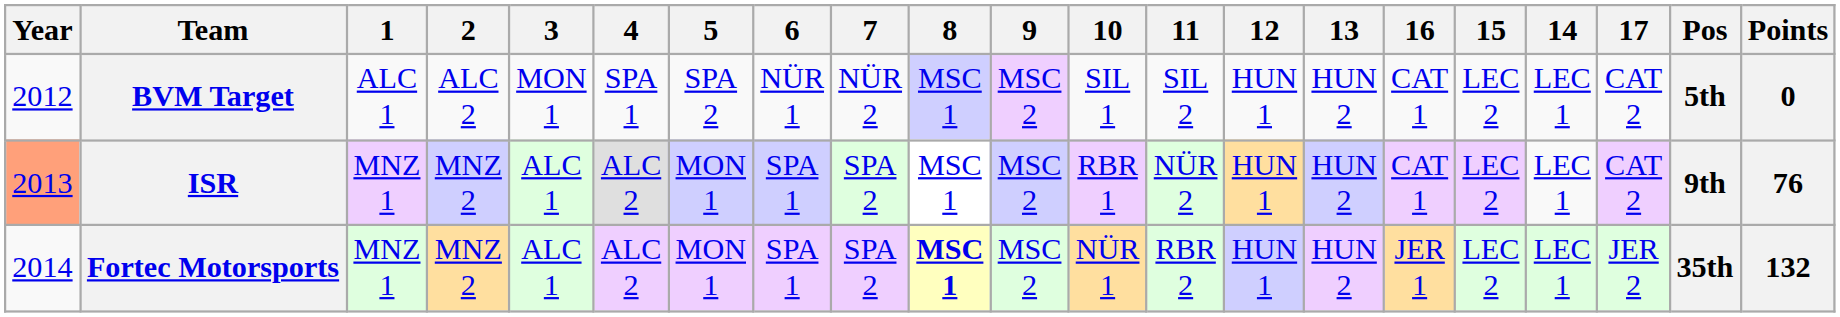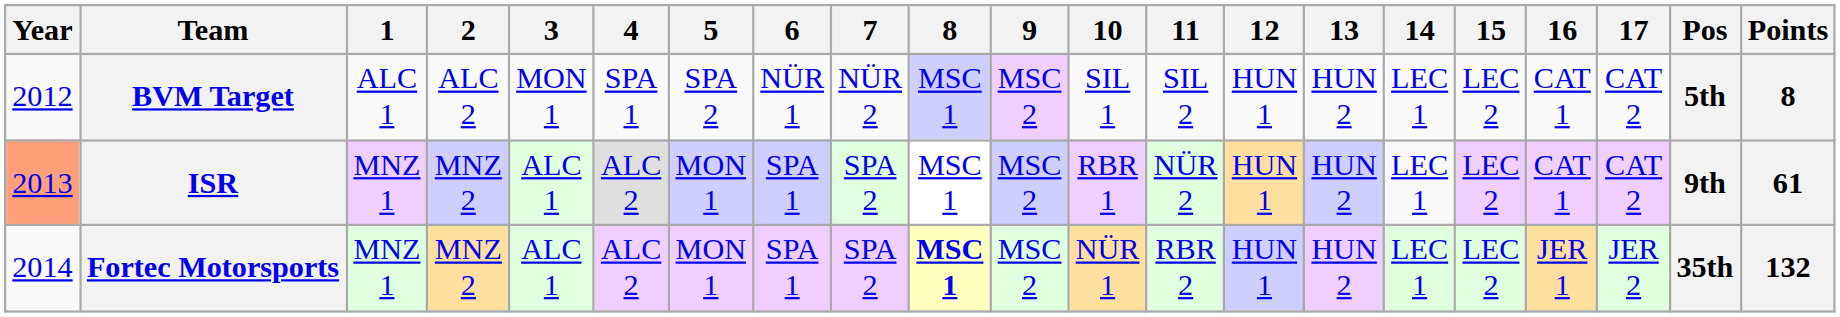columns swapped: (1562, 28) <-> (1420, 28)
(1788, 96) 0 -> (1788, 96) 8
(1788, 181) 76 -> (1788, 181) 61
